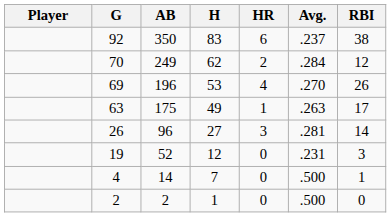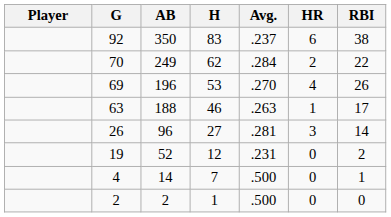columns swapped: (313, 16) <-> (263, 16)
(362, 62) 12 -> (362, 62) 22
(165, 108) 175 -> (165, 108) 188
(214, 108) 49 -> (214, 108) 46
(362, 154) 3 -> (362, 154) 2
